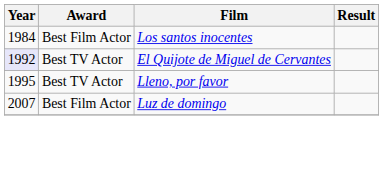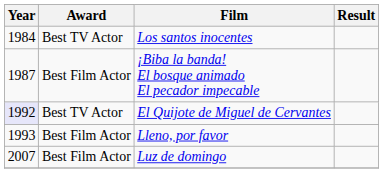(86, 37) Best Film Actor -> (82, 37) Best TV Actor
+ row: (198, 75)
(22, 81) 1995 -> (22, 135) 1993
(82, 81) Best TV Actor -> (86, 135) Best Film Actor
